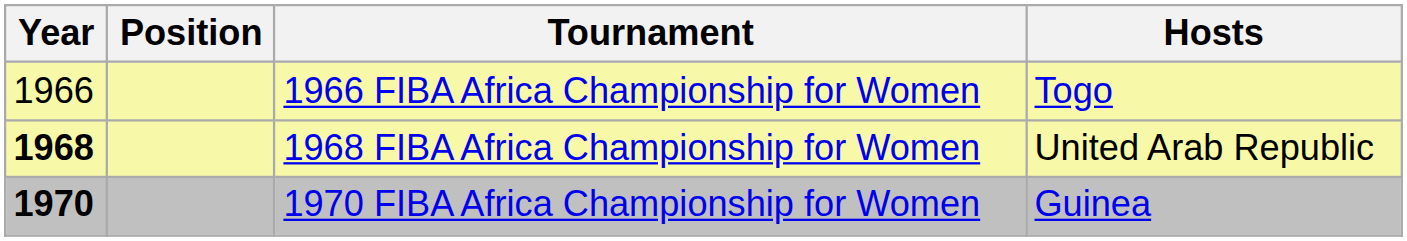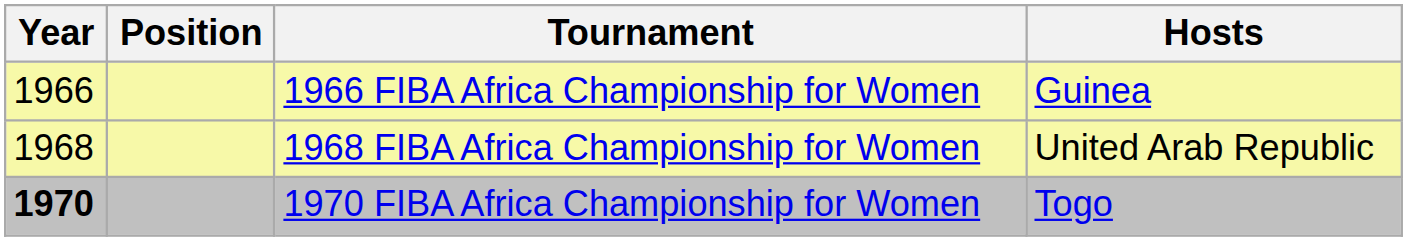(1074, 90) Togo -> (1093, 90) Guinea
(54, 147) bold -> (54, 147) normal
(1093, 205) Guinea -> (1074, 205) Togo
